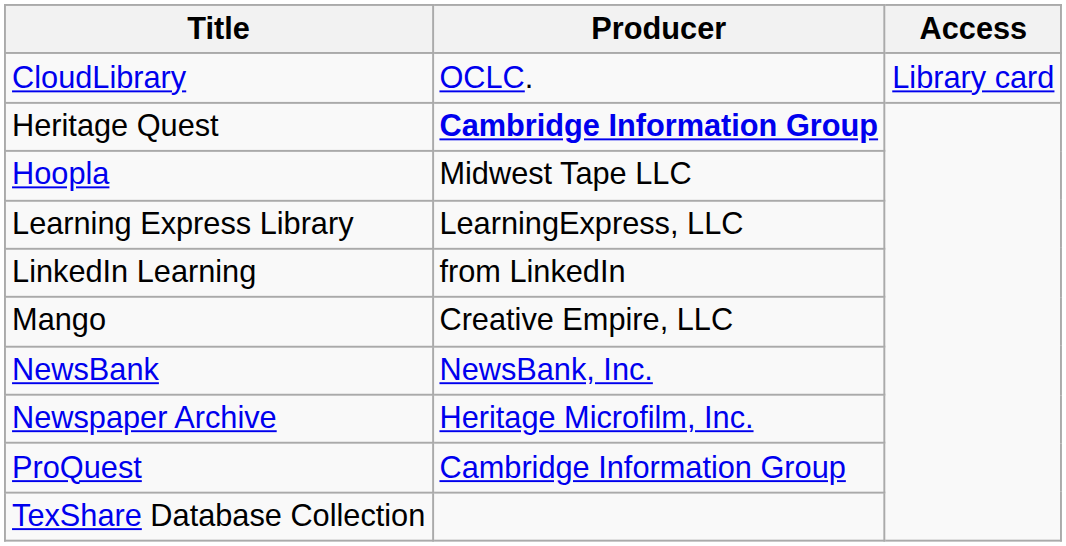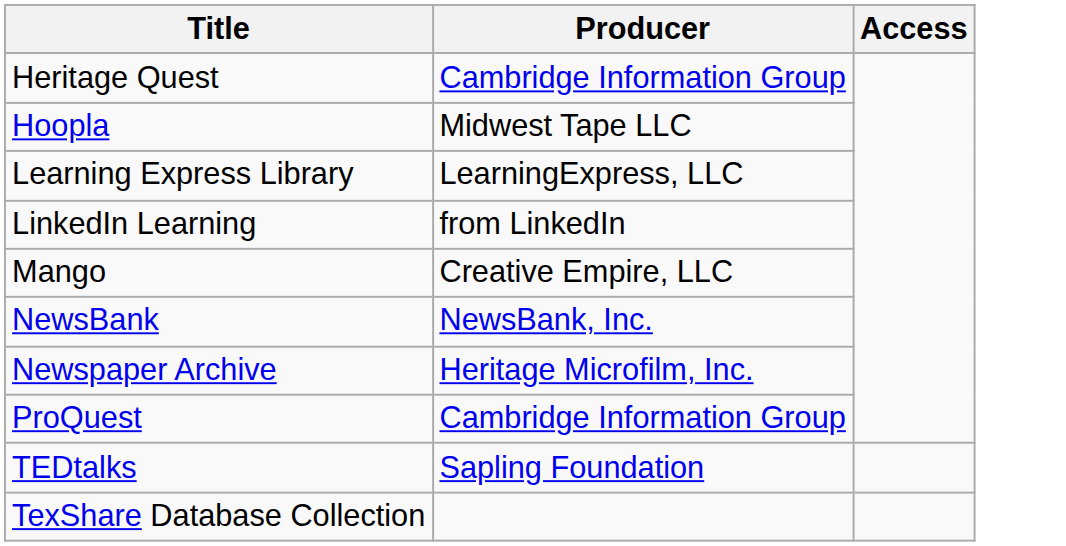- row: (99, 77)
(659, 126) bold -> (643, 77) normal
+ row: (74, 467)
